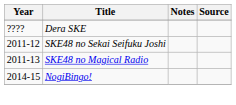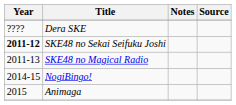(23, 44) normal -> (23, 44) bold
+ row: (63, 92)
